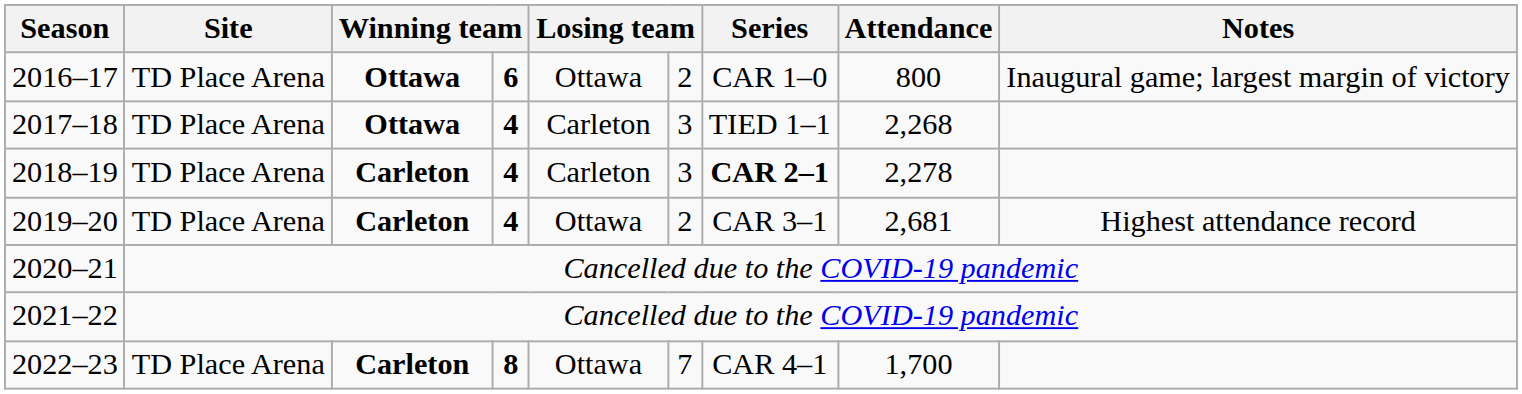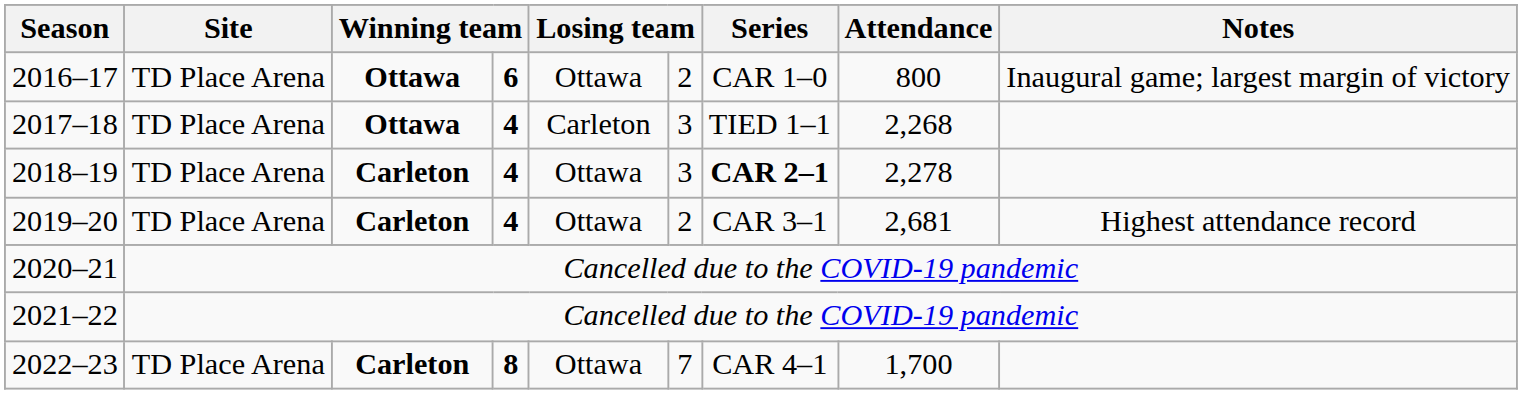(598, 172) Carleton -> (598, 172) Ottawa
